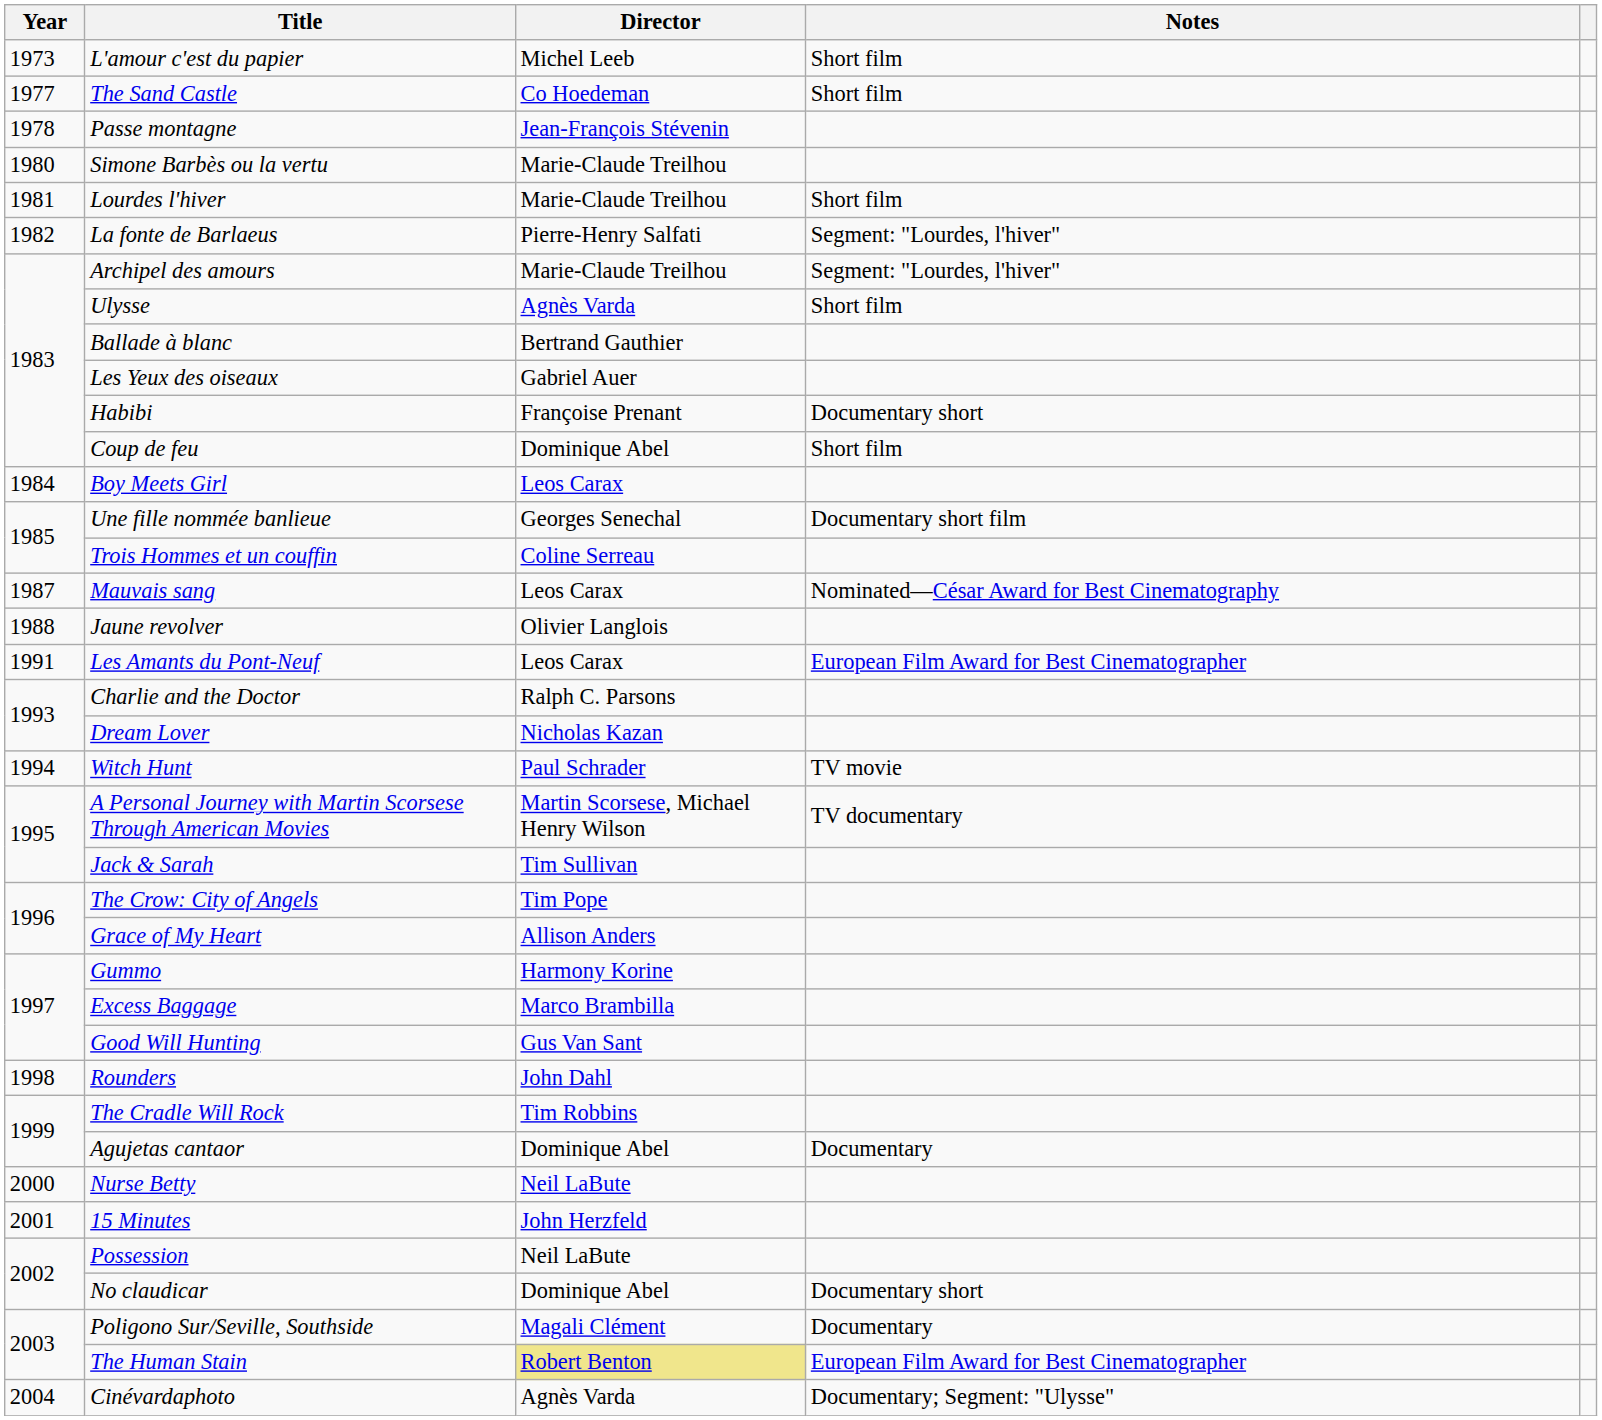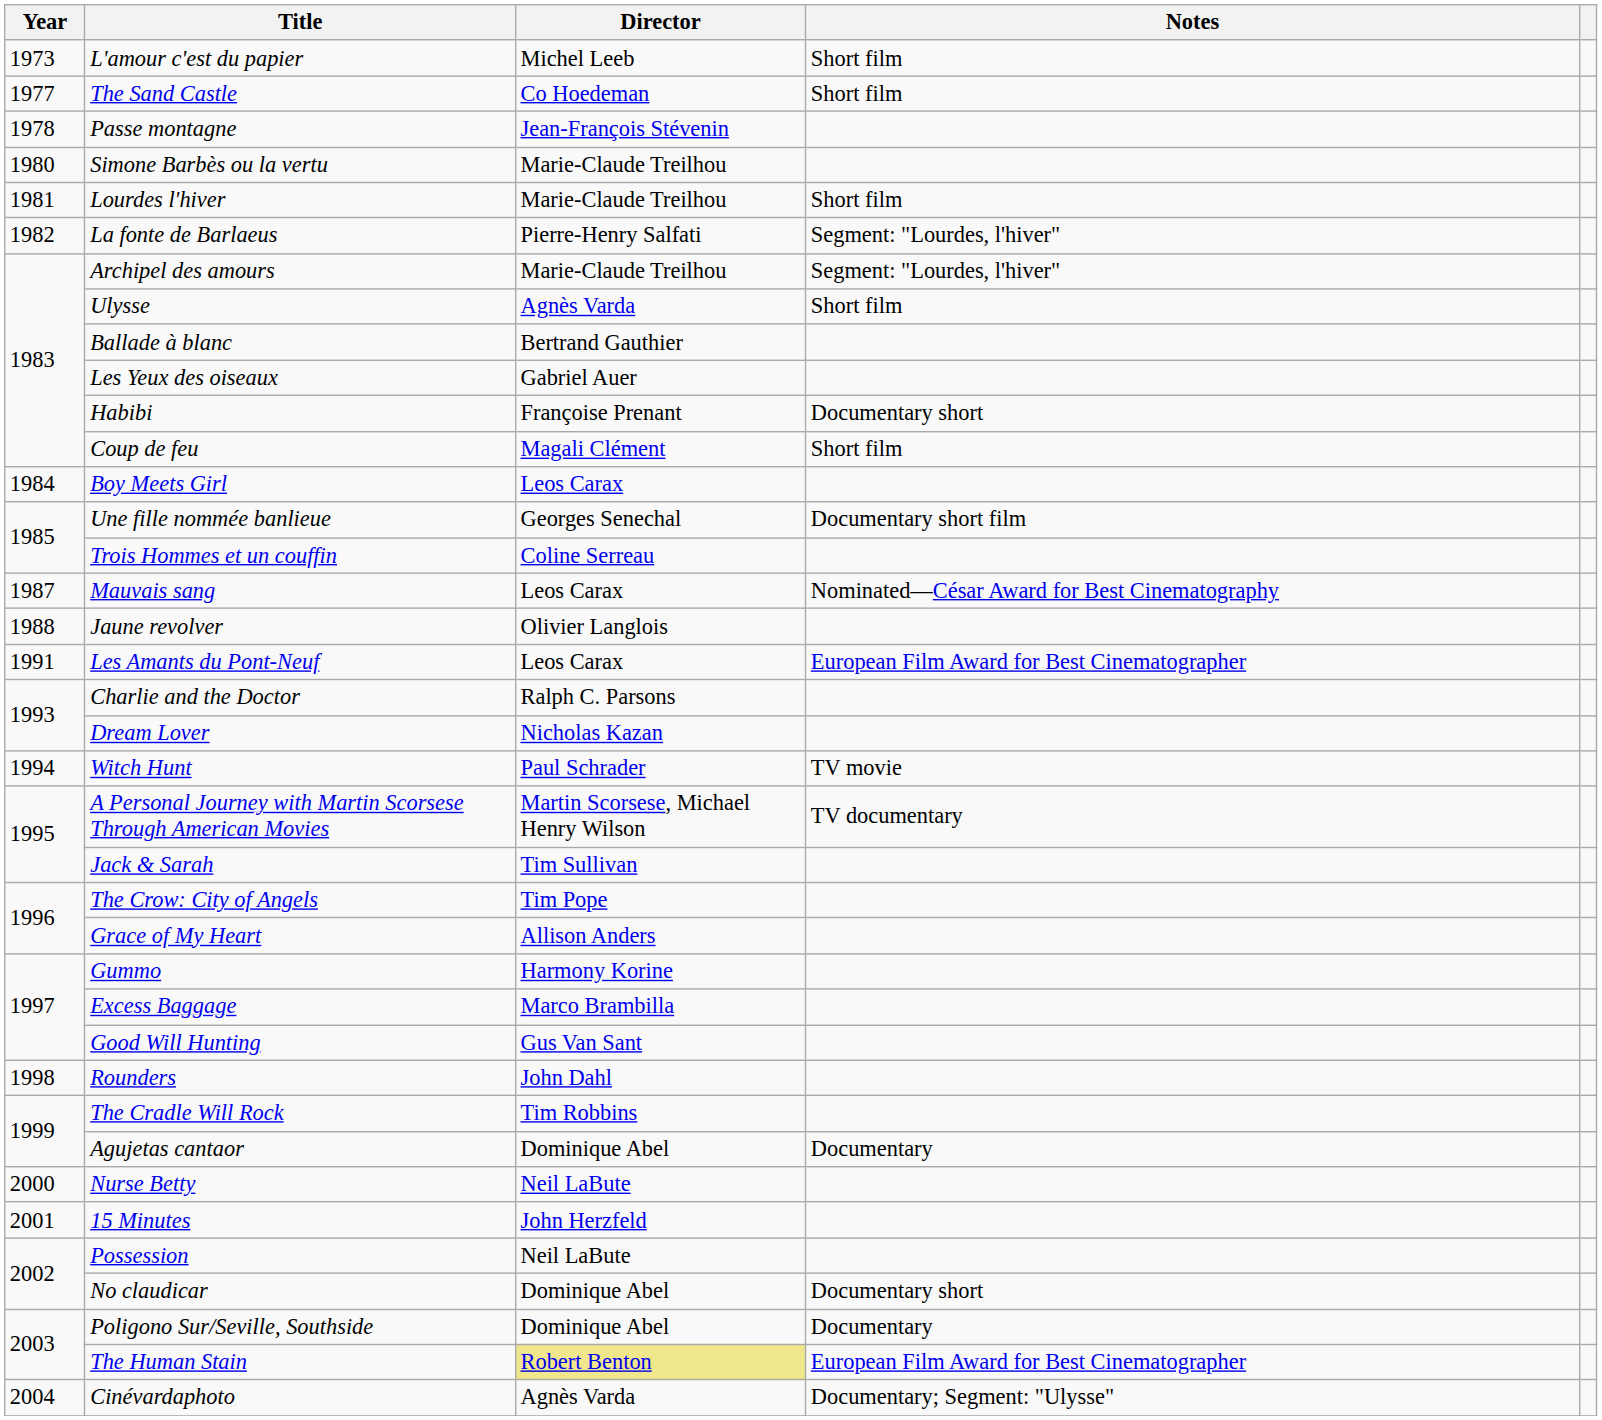(595, 448) Dominique Abel -> (593, 448) Magali Clément
(593, 1326) Magali Clément -> (595, 1326) Dominique Abel
